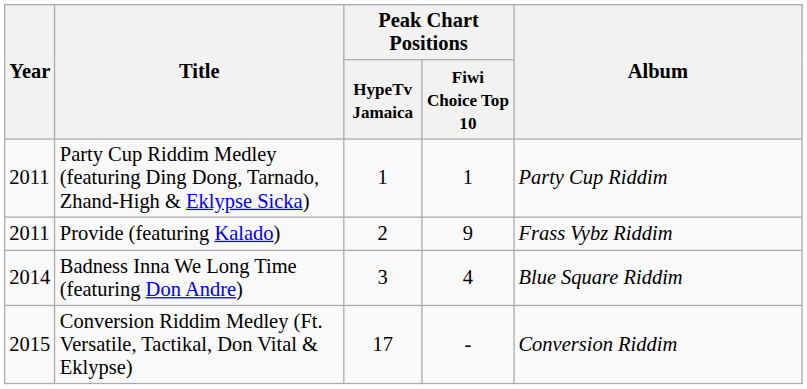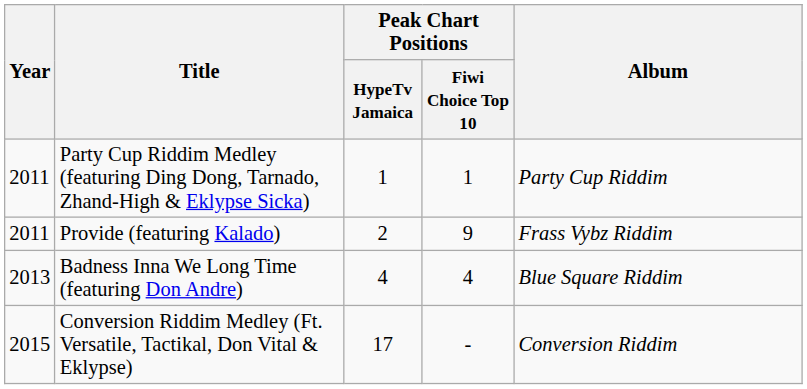(30, 277) 2014 -> (30, 277) 2013
(383, 277) 3 -> (383, 277) 4
